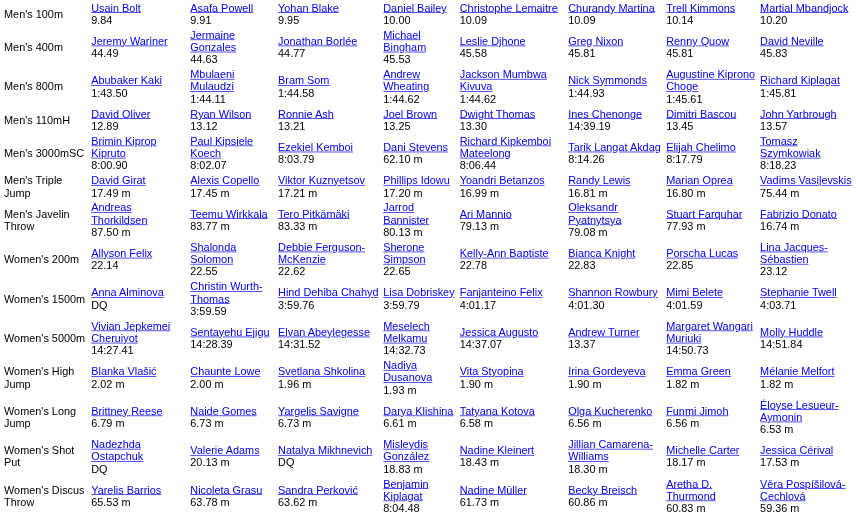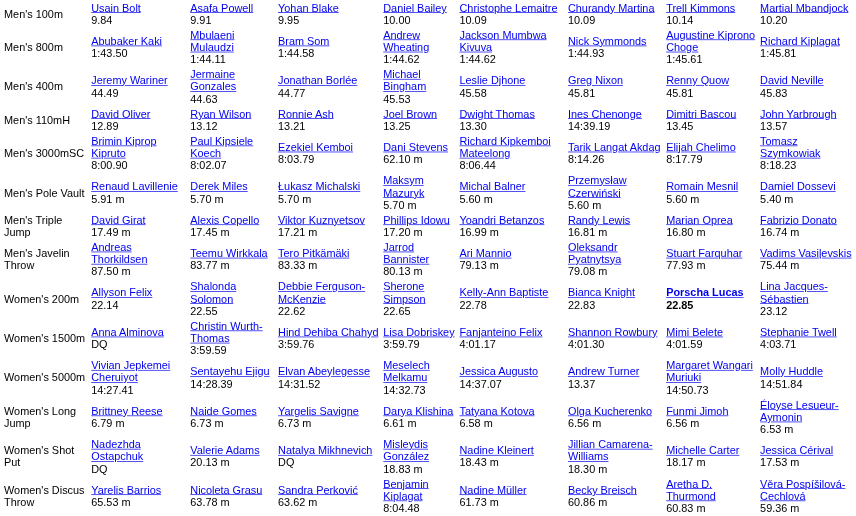rows swapped: (34, 47) <-> (34, 87)
+ row: (44, 193)
(806, 187) Vadims Vasiļevskis 75.44 m -> (799, 226) Fabrizio Donato 16.74 m
(799, 220) Fabrizio Donato 16.74 m -> (806, 259) Vadims Vasiļevskis 75.44 m
(702, 259) normal -> (705, 299) bold
- row: (39, 378)
